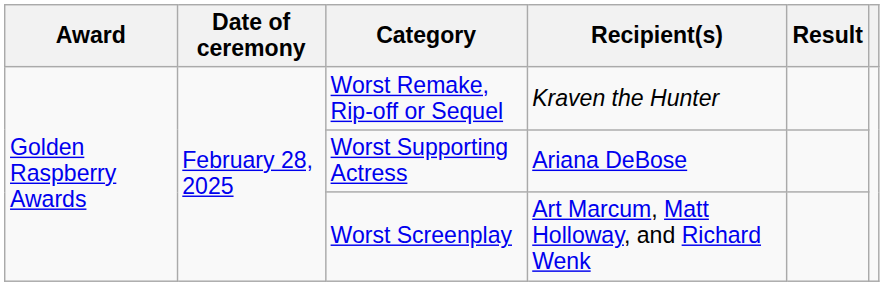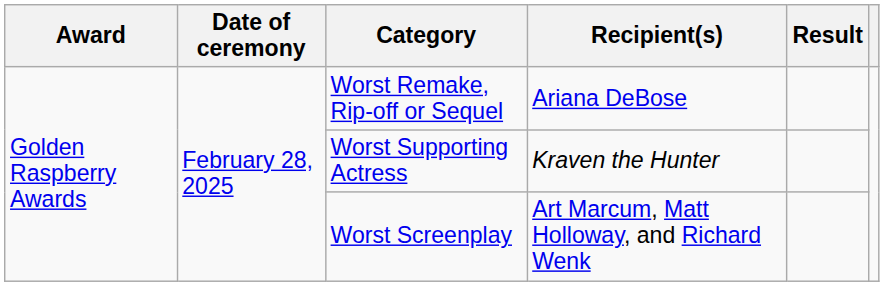(626, 98) Kraven the Hunter -> (610, 98) Ariana DeBose
(610, 160) Ariana DeBose -> (626, 160) Kraven the Hunter
